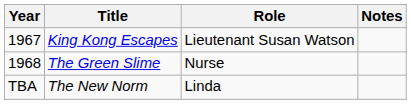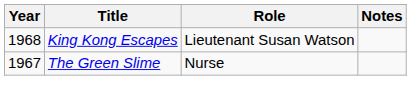(24, 39) 1967 -> (24, 39) 1968
(24, 63) 1968 -> (24, 63) 1967
- row: (98, 87)
